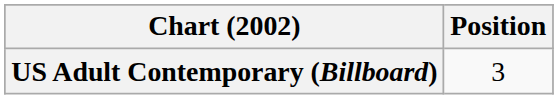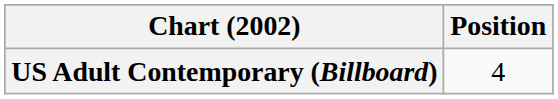(498, 70) 3 -> (498, 70) 4
